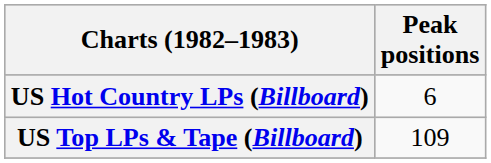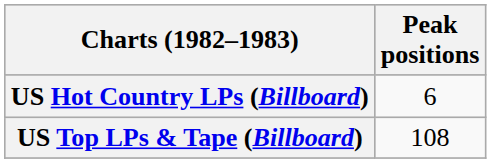(430, 137) 109 -> (430, 137) 108
